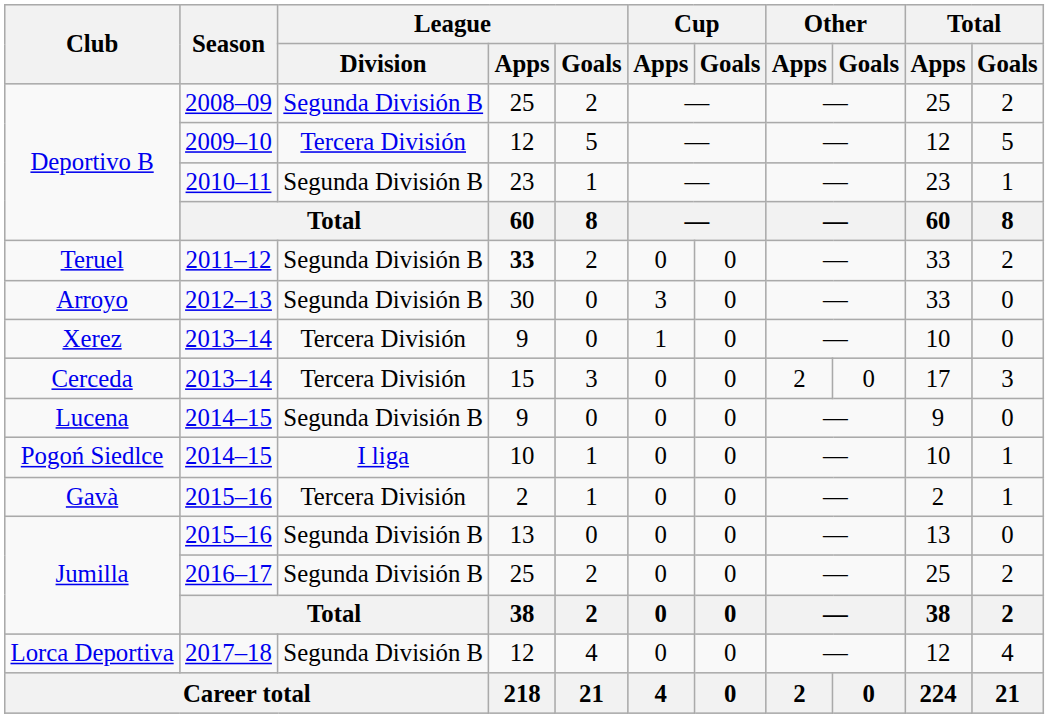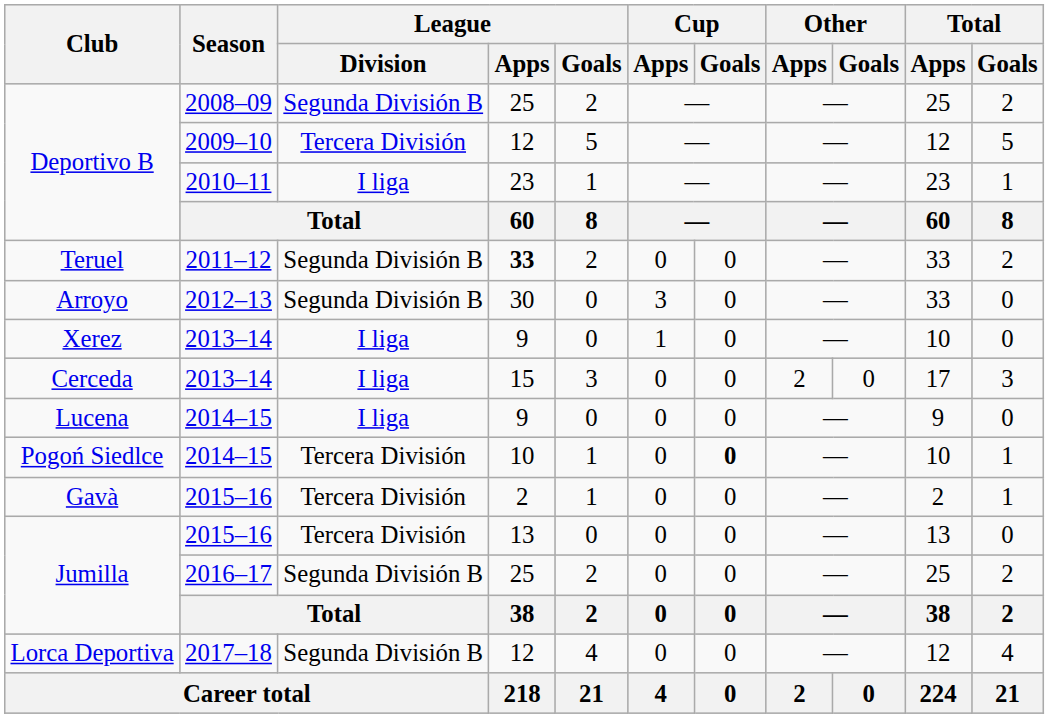(383, 181) Segunda División B -> (383, 181) I liga
(383, 338) Tercera División -> (383, 338) I liga
(383, 378) Tercera División -> (383, 378) I liga
(383, 417) Segunda División B -> (383, 417) I liga
(383, 456) I liga -> (383, 456) Tercera División
(730, 456) normal -> (730, 456) bold
(383, 535) Segunda División B -> (383, 535) Tercera División
